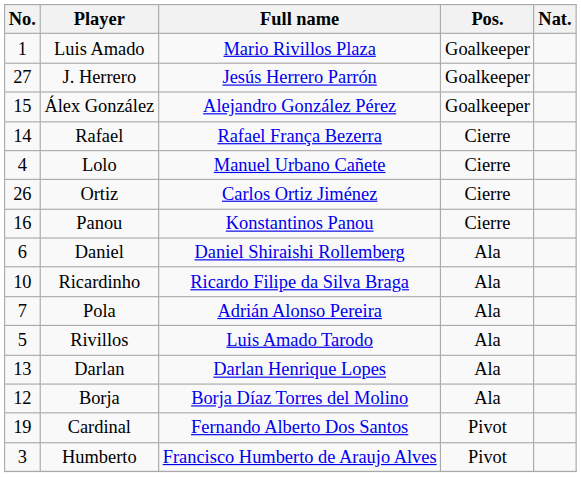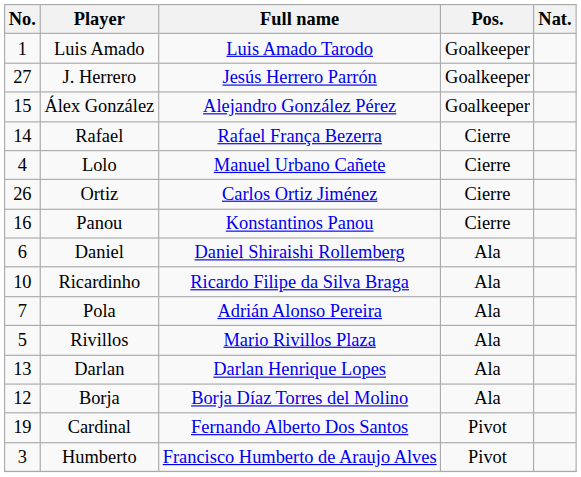(300, 48) Mario Rivillos Plaza -> (300, 48) Luis Amado Tarodo
(300, 340) Luis Amado Tarodo -> (300, 340) Mario Rivillos Plaza
